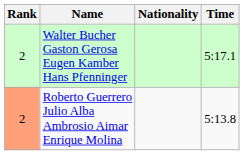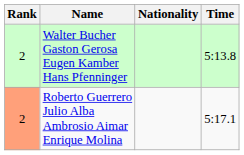(220, 55) 5:17.1 -> (220, 55) 5:13.8
(220, 118) 5:13.8 -> (220, 118) 5:17.1
